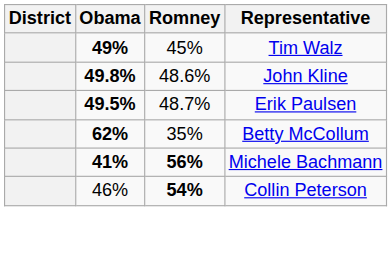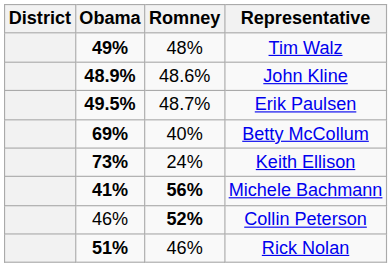(185, 47) 45% -> (185, 47) 48%
(110, 76) 49.8% -> (110, 76) 48.9%
(110, 133) 62% -> (110, 133) 69%
(185, 133) 35% -> (185, 133) 40%
+ row: (306, 162)
(185, 190) 54% -> (185, 219) 52%
+ row: (306, 248)
